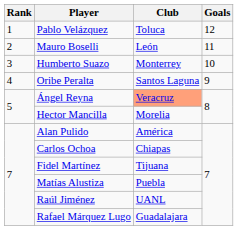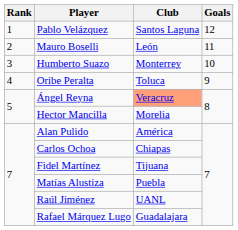(150, 30) Toluca -> (167, 30) Santos Laguna
(167, 81) Santos Laguna -> (150, 81) Toluca
